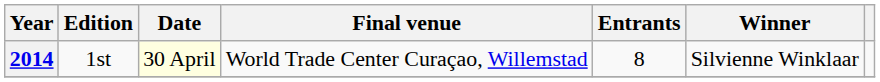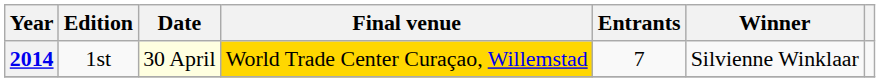(407, 58) no background -> (407, 58) gold background
(639, 58) 8 -> (639, 58) 7
